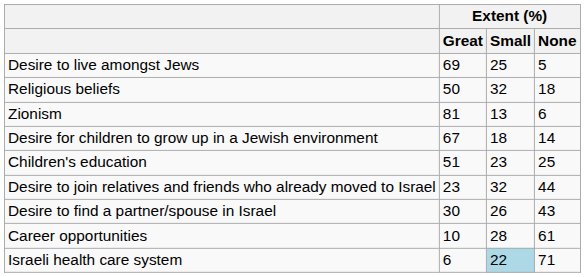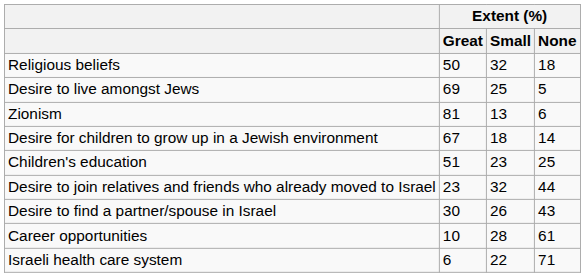rows swapped: (104, 65) <-> (64, 89)
(499, 260) lightblue background -> (499, 260) no background
